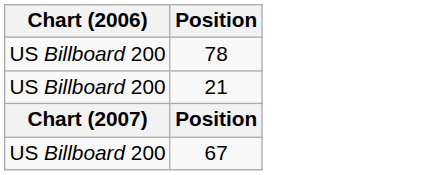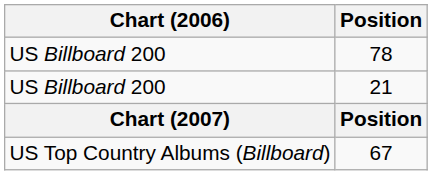(87, 152) US Billboard 200 -> (170, 152) US Top Country Albums (Billboard)
